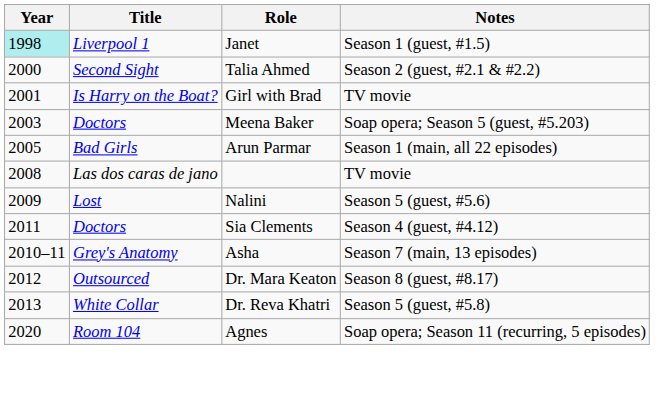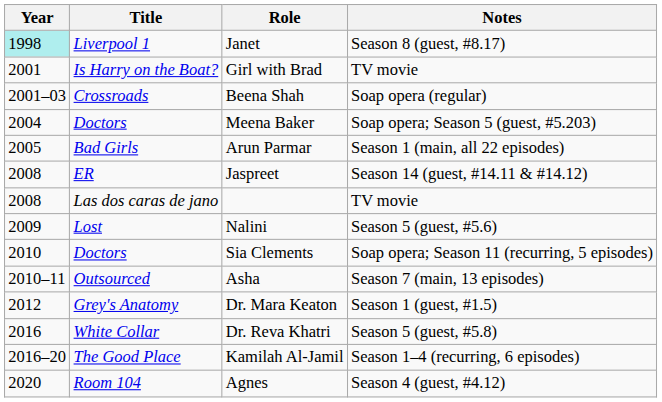(417, 43) Season 1 (guest, #1.5) -> (428, 43) Season 8 (guest, #8.17)
- row: (267, 69)
+ row: (265, 95)
(25, 122) 2003 -> (25, 122) 2004
+ row: (252, 174)
(24, 226) 2011 -> (25, 252) 2010
(421, 226) Season 4 (guest, #4.12) -> (502, 252) Soap opera; Season 11 (recurring, 5 episodes)
(125, 252) Grey's Anatomy -> (112, 278) Outsourced
(111, 278) Outsourced -> (126, 305) Grey's Anatomy
(421, 278) Season 8 (guest, #8.17) -> (424, 305) Season 1 (guest, #1.5)
(25, 305) 2013 -> (25, 331) 2016
+ row: (285, 357)
(495, 331) Soap opera; Season 11 (recurring, 5 episodes) -> (428, 383) Season 4 (guest, #4.12)
